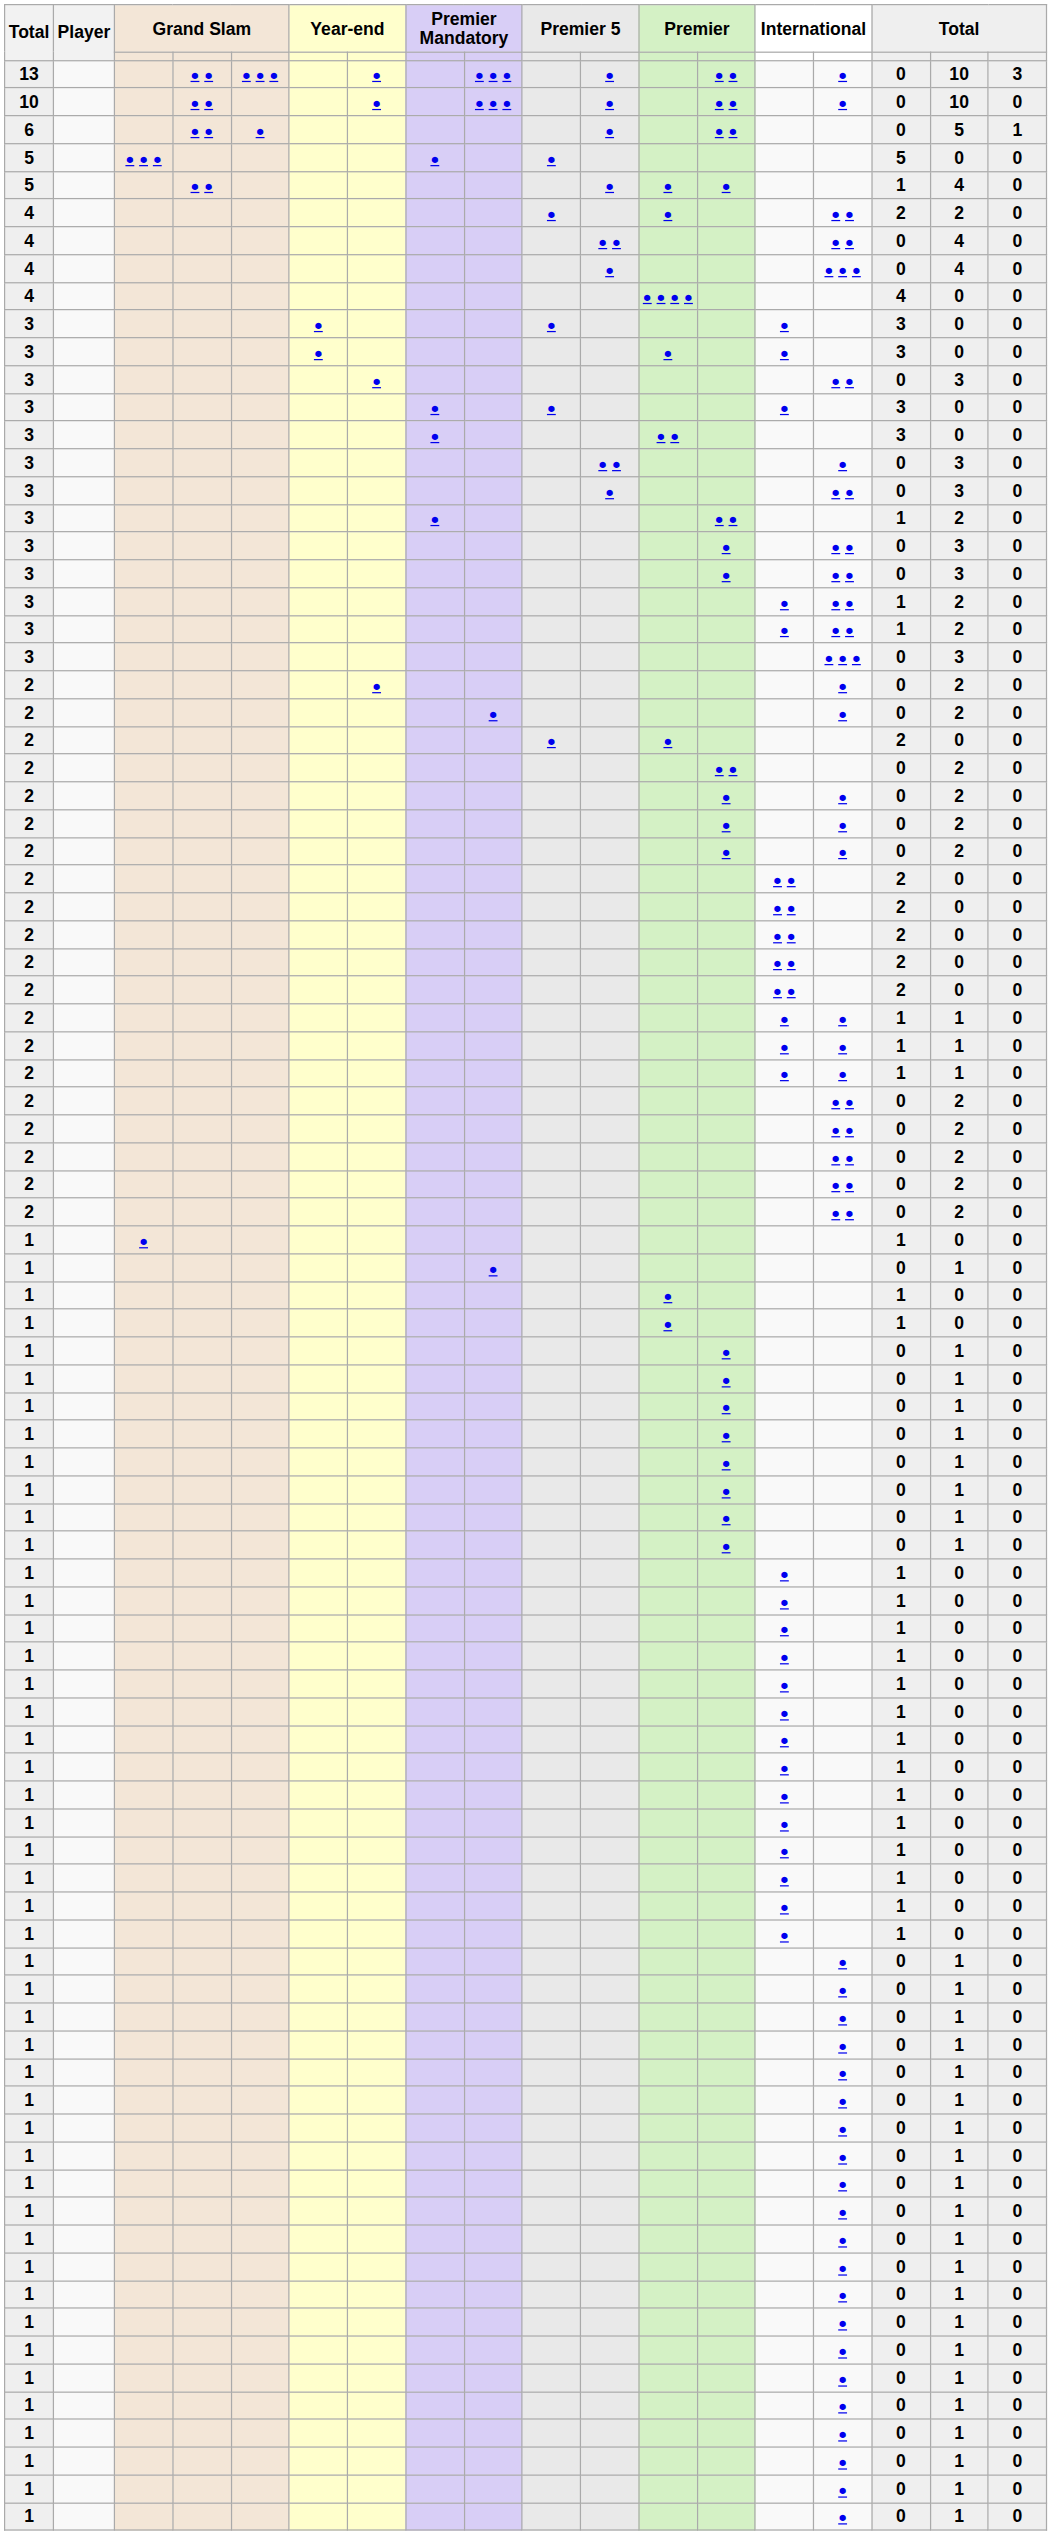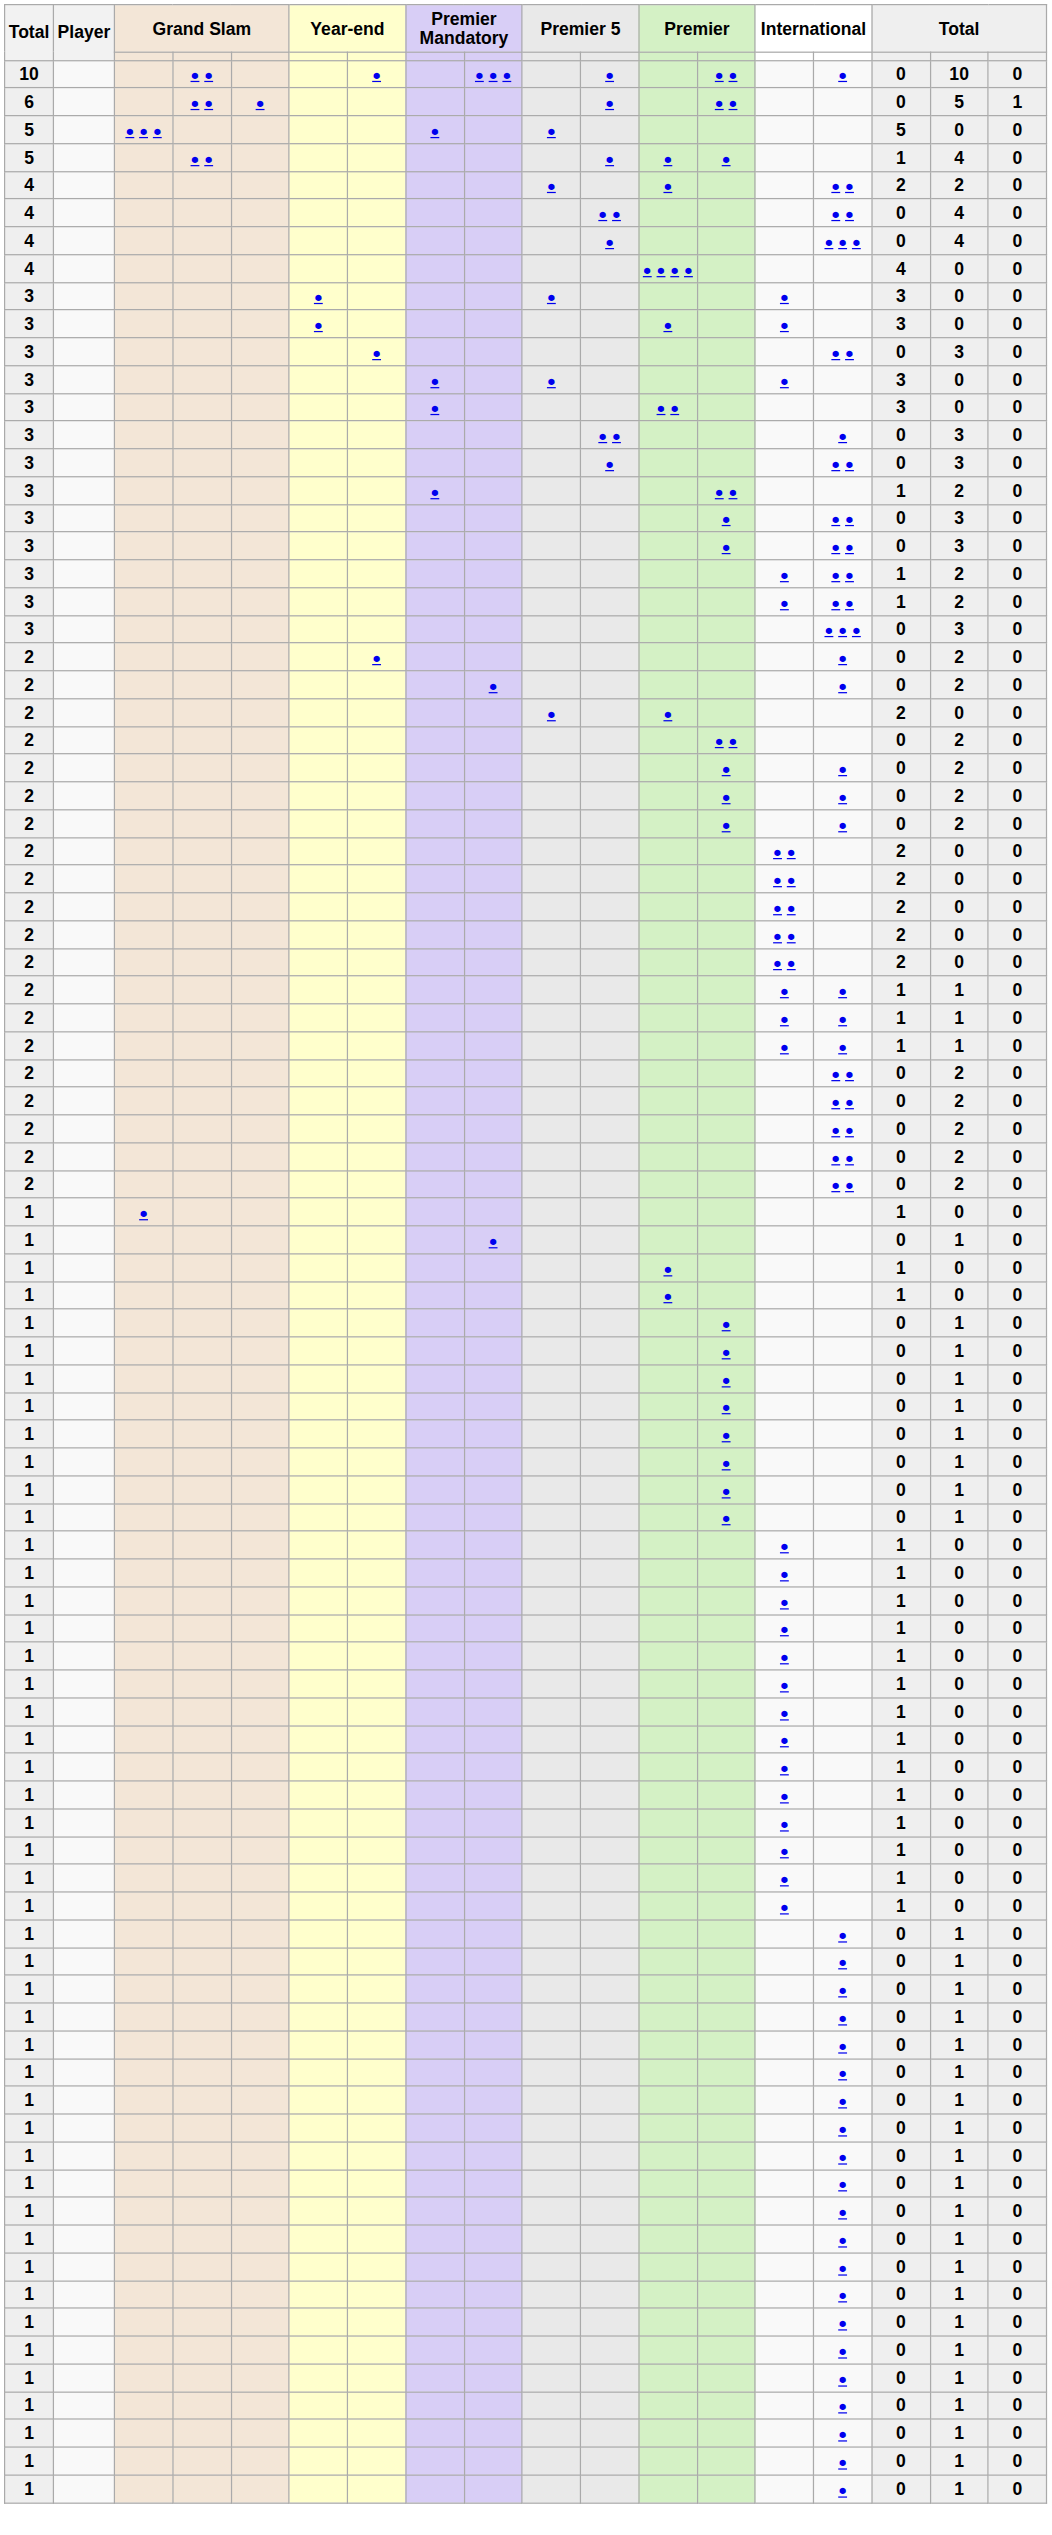- row: (29, 74)
